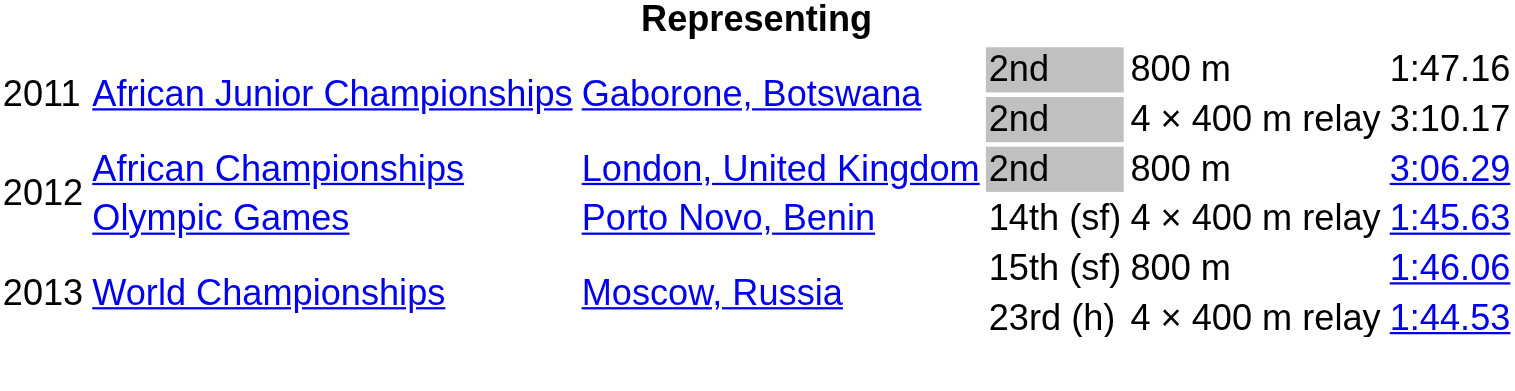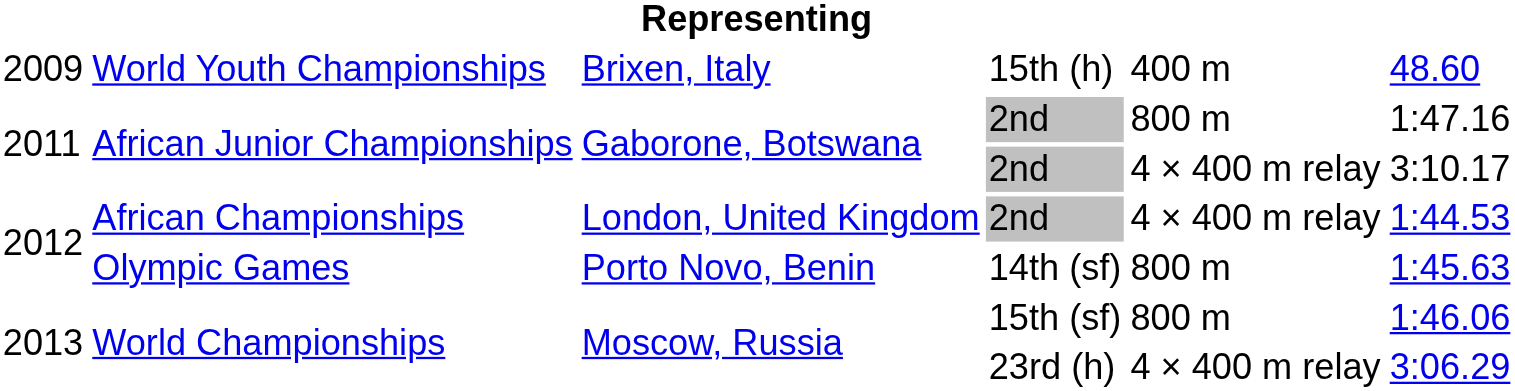+ row: (319, 69)
(1181, 168) 800 m -> (1256, 218) 4 × 400 m relay
(1450, 168) 3:06.29 -> (1450, 218) 1:44.53
(1256, 218) 4 × 400 m relay -> (1181, 268) 800 m
(1450, 317) 1:44.53 -> (1450, 367) 3:06.29
